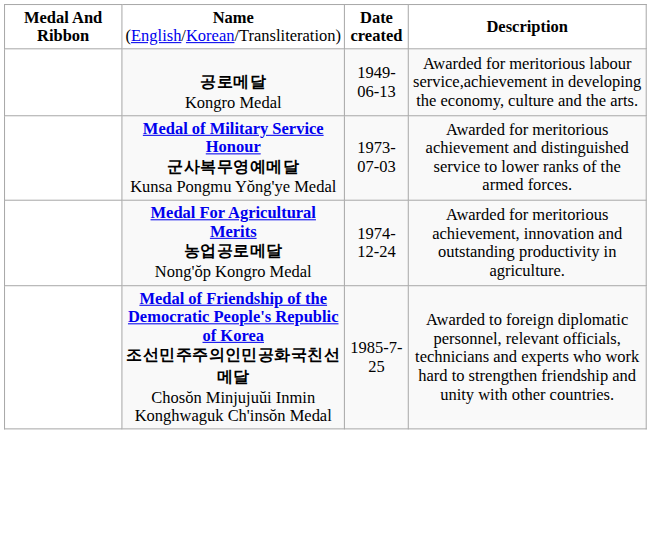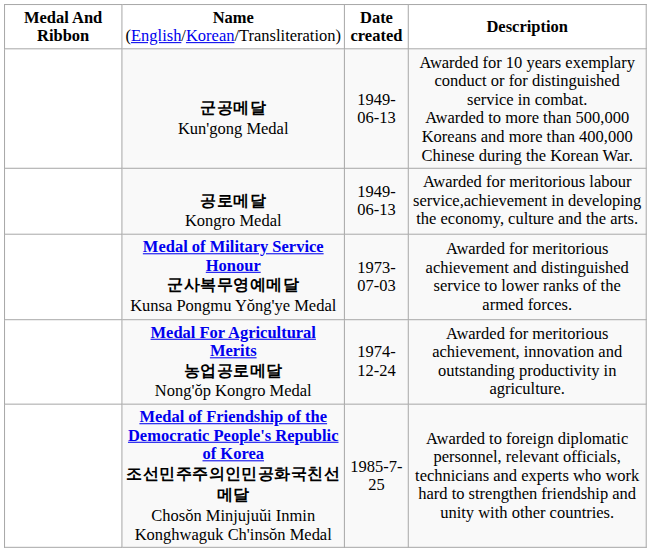+ row: (233, 118)
